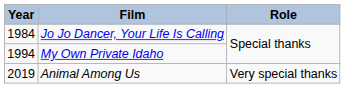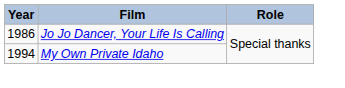(21, 34) 1984 -> (21, 34) 1986
- row: (90, 74)
